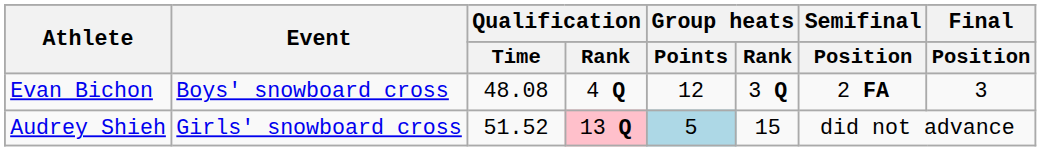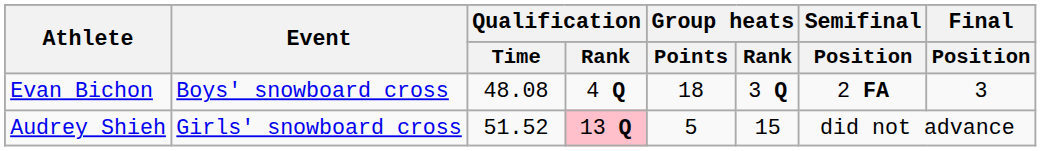(691, 91) 12 -> (691, 91) 18
(691, 128) lightblue background -> (691, 128) no background
